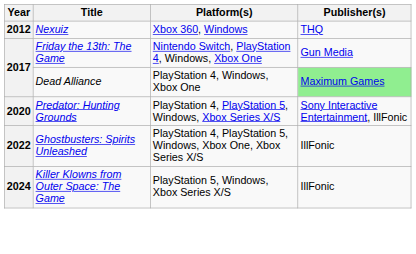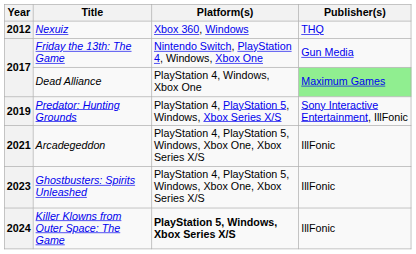(19, 111) 2020 -> (19, 111) 2019
+ row: (70, 146)
(19, 146) 2022 -> (19, 187) 2023
(211, 187) normal -> (216, 228) bold
